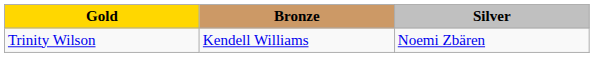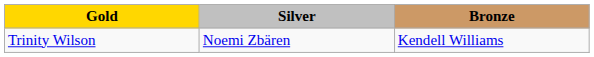columns swapped: (492, 16) <-> (297, 16)
